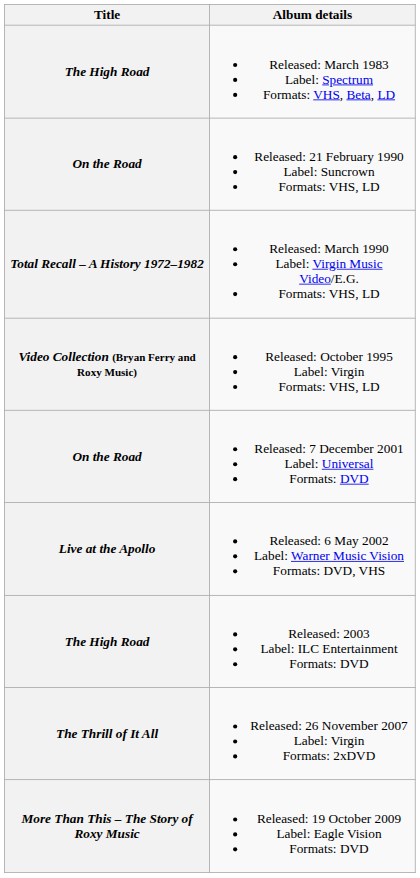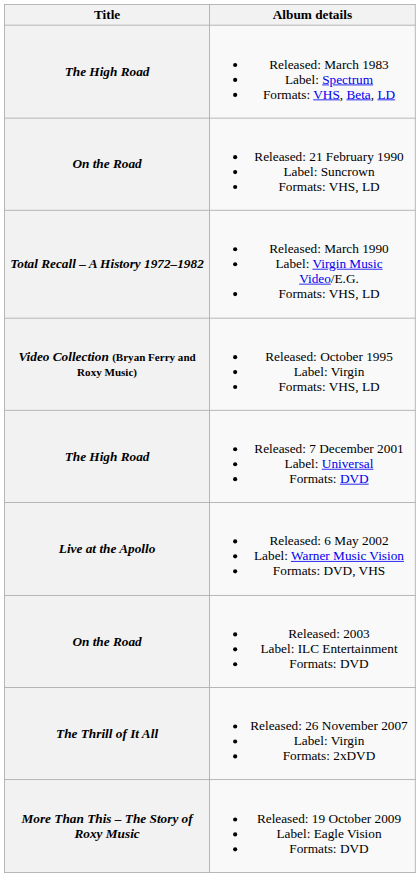(107, 456) On the Road -> (107, 456) The High Road
(107, 641) The High Road -> (107, 641) On the Road
